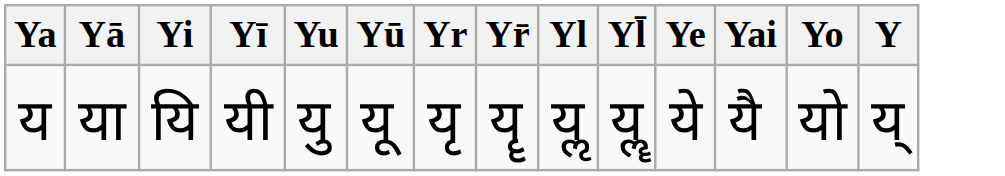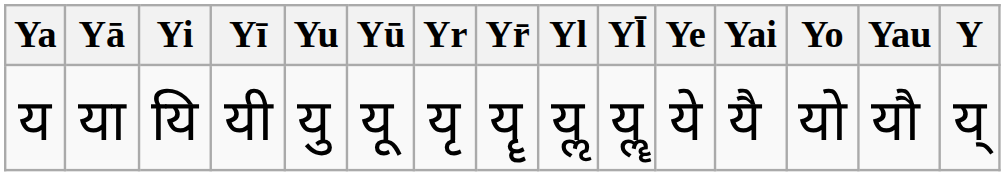+ column: (900, 34)
